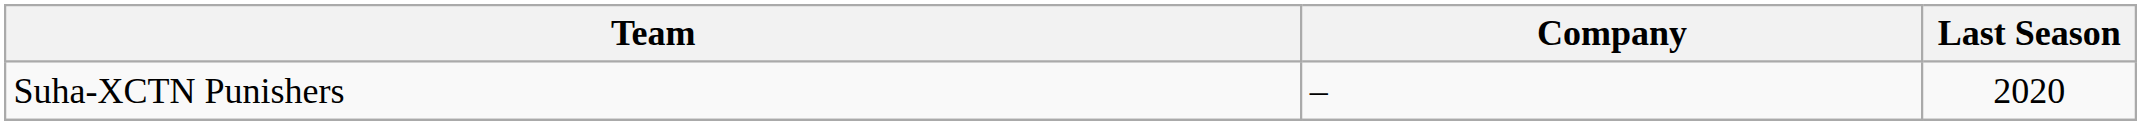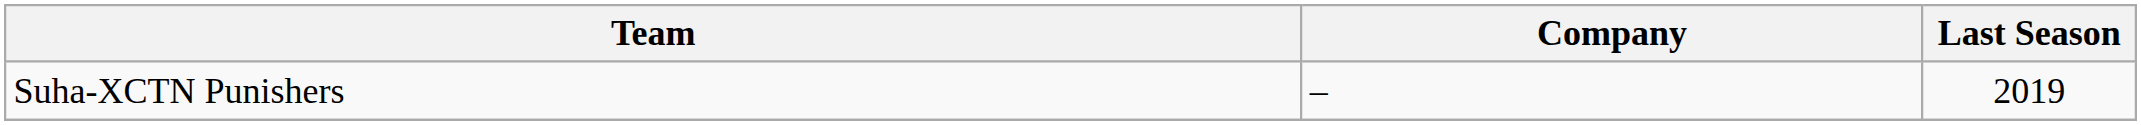(2029, 90) 2020 -> (2029, 90) 2019
